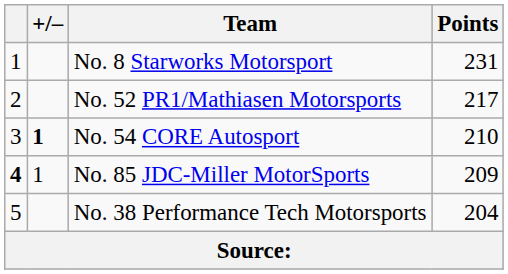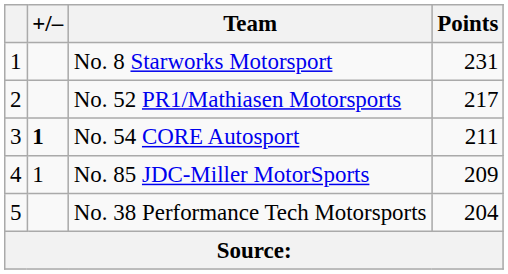(481, 137) 210 -> (482, 137) 211
(16, 174) bold -> (16, 174) normal
